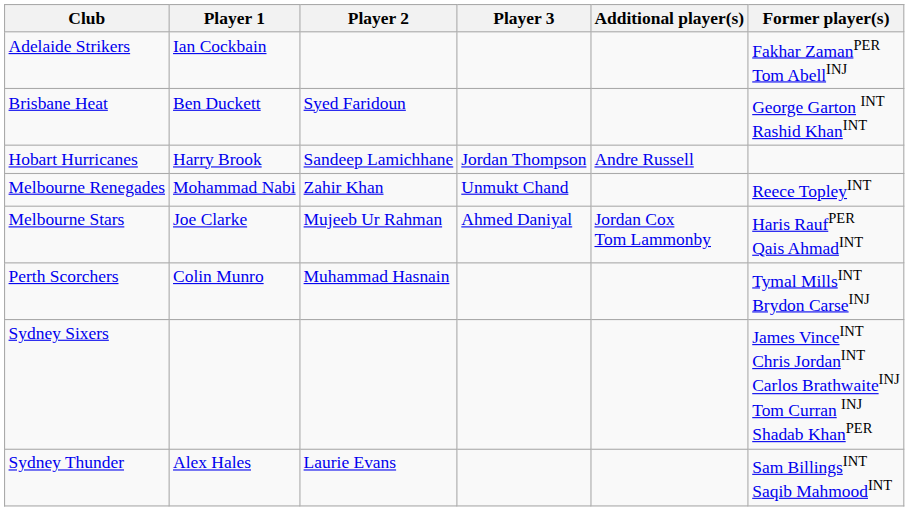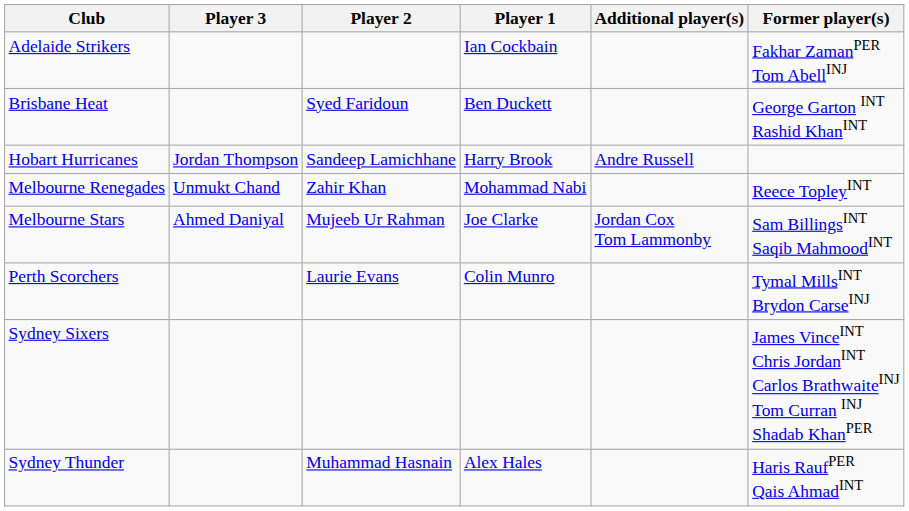columns swapped: (234, 18) <-> (524, 18)
(808, 233) Haris RaufPER Qais AhmadINT -> (822, 233) Sam BillingsINT Saqib MahmoodINT
(377, 276) Muhammad Hasnain -> (352, 276) Laurie Evans
(350, 462) Laurie Evans -> (379, 462) Muhammad Hasnain
(822, 477) Sam BillingsINT Saqib MahmoodINT -> (808, 477) Haris RaufPER Qais AhmadINT
